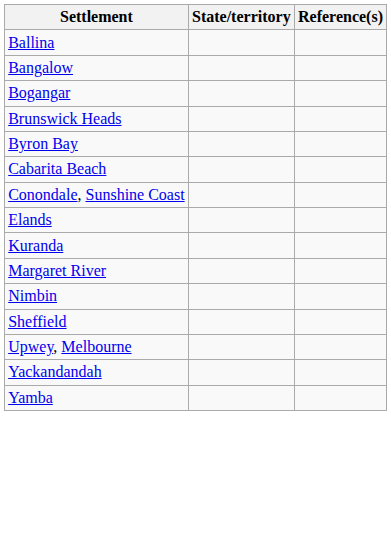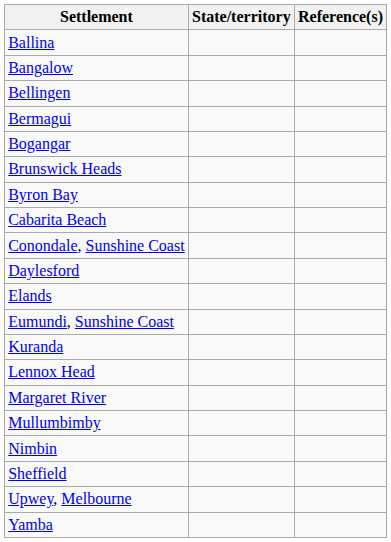+ row: (39, 93)
+ row: (40, 118)
+ row: (44, 270)
+ row: (91, 321)
+ row: (52, 372)
+ row: (54, 423)
- row: (55, 372)
